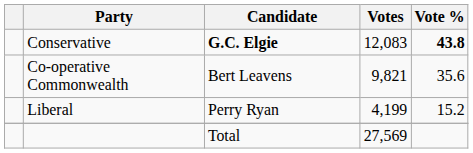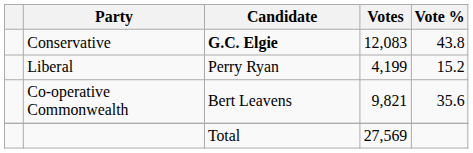(451, 42) bold -> (451, 42) normal
rows swapped: (78, 76) <-> (50, 110)
